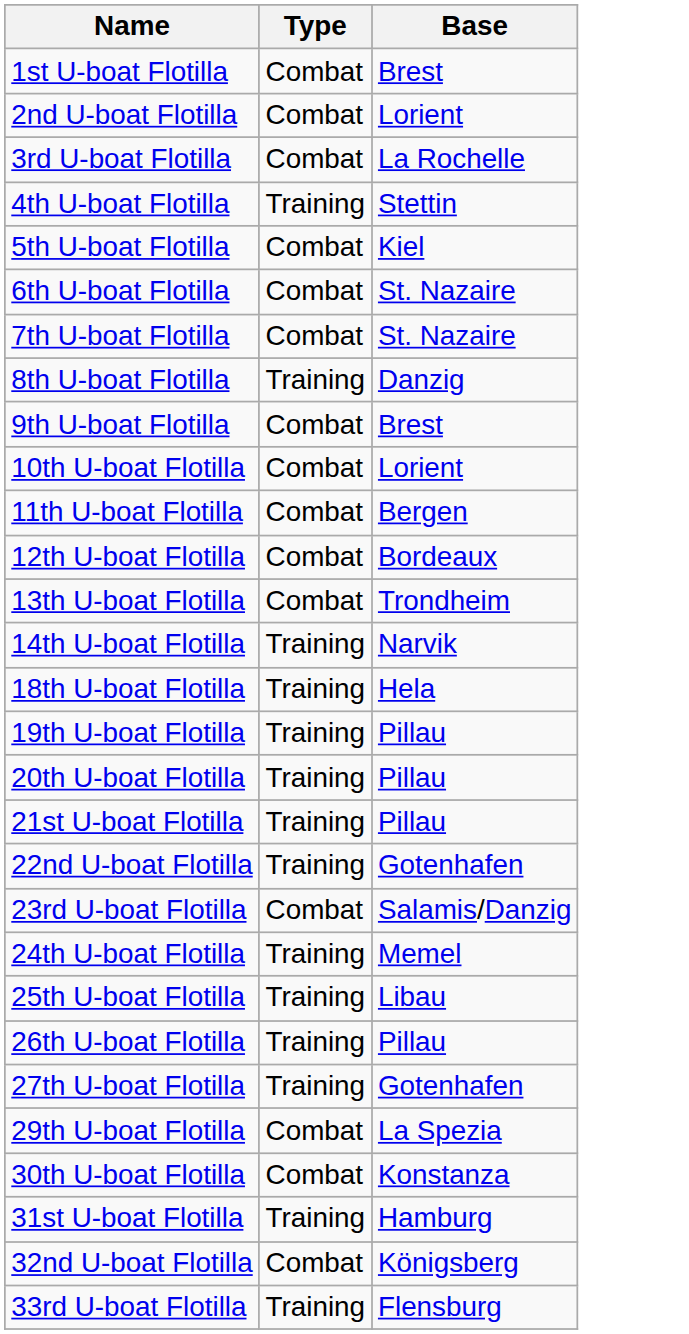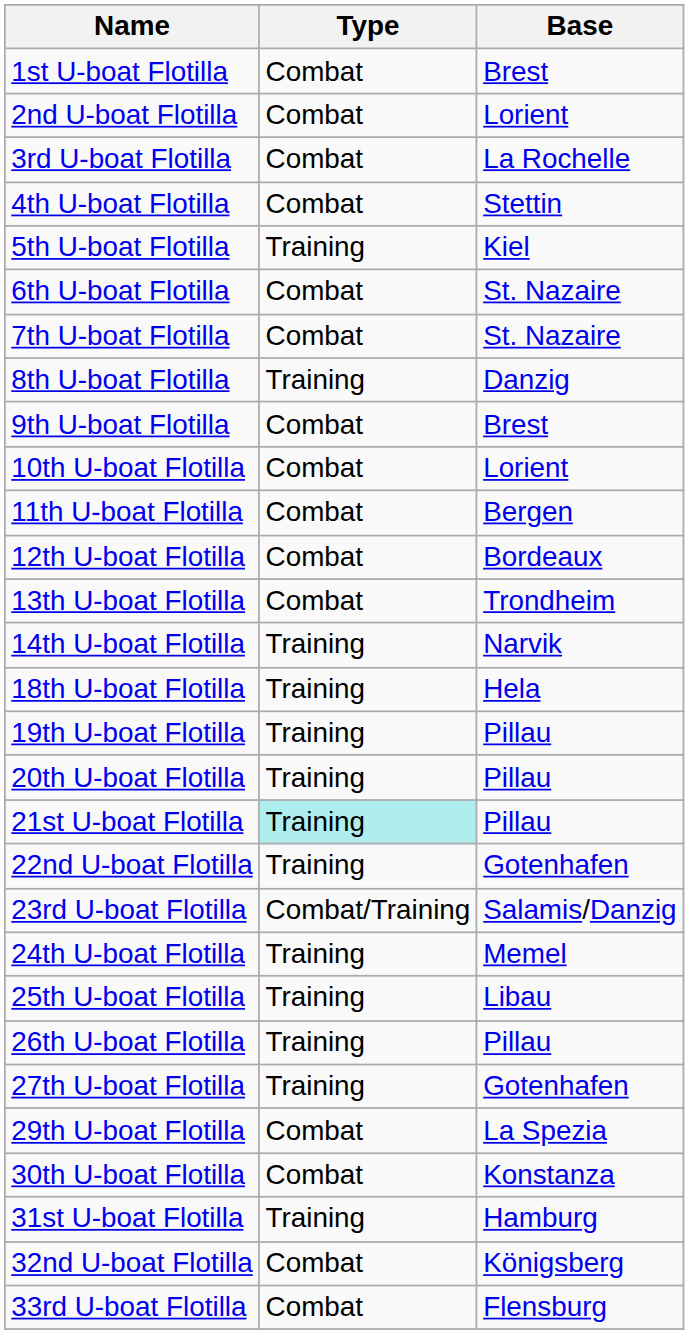(315, 203) Training -> (314, 203) Combat
(314, 247) Combat -> (315, 247) Training
(315, 821) no background -> (315, 821) paleturquoise background
(314, 909) Combat -> (368, 909) Combat/Training
(315, 1306) Training -> (314, 1306) Combat
